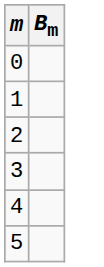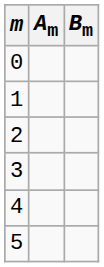+ column: (46, 25)
